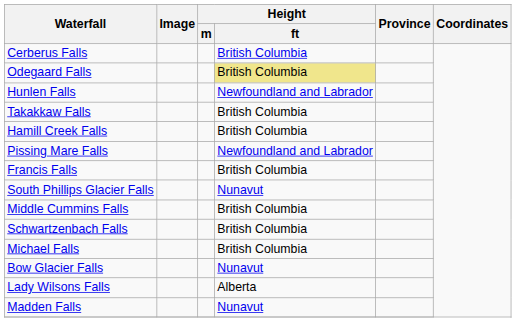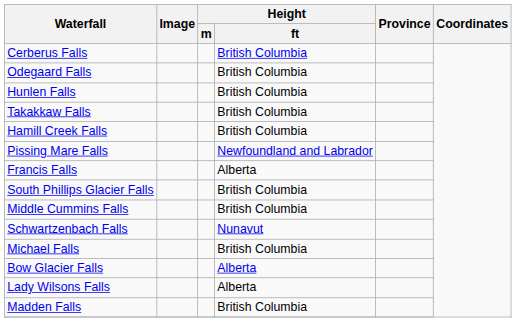(262, 72) khaki background -> (262, 72) no background
(295, 92) Newfoundland and Labrador -> (262, 92) British Columbia
(262, 170) British Columbia -> (237, 170) Alberta
(240, 190) Nunavut -> (262, 190) British Columbia
(262, 229) British Columbia -> (240, 229) Nunavut
(240, 268) Nunavut -> (237, 268) Alberta
(240, 307) Nunavut -> (262, 307) British Columbia
